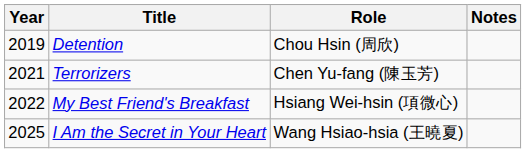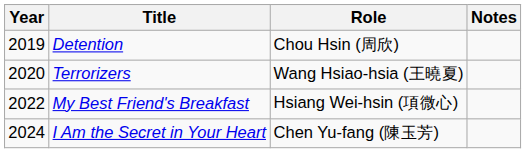(27, 74) 2021 -> (27, 74) 2020
(356, 73) Chen Yu-fang (陳玉芳) -> (369, 73) Wang Hsiao-hsia (王曉夏)
(27, 132) 2025 -> (27, 132) 2024
(369, 132) Wang Hsiao-hsia (王曉夏) -> (356, 132) Chen Yu-fang (陳玉芳)
